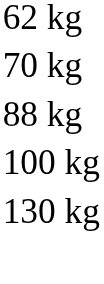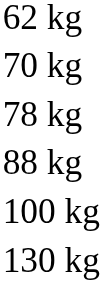+ row: (42, 114)
